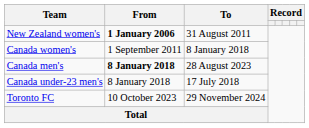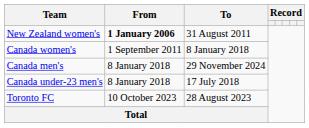(141, 66) bold -> (139, 66) normal
(219, 66) 28 August 2023 -> (226, 66) 29 November 2024
(226, 98) 29 November 2024 -> (219, 98) 28 August 2023
